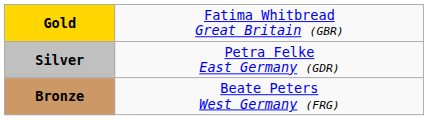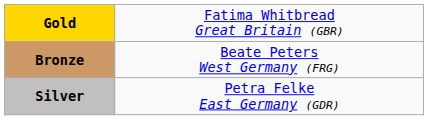rows swapped: (60, 60) <-> (60, 97)
